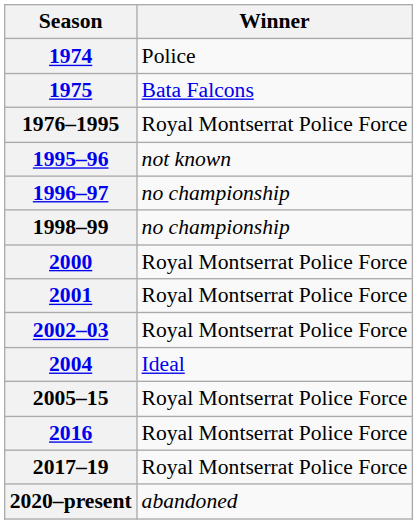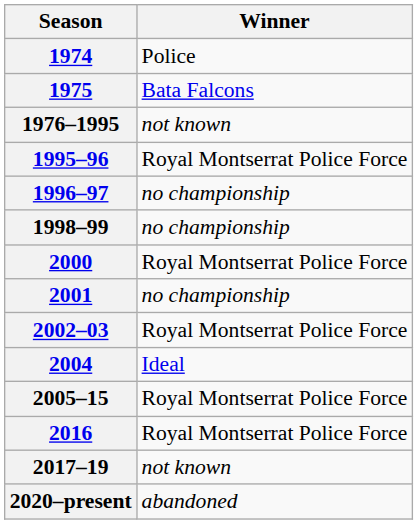(274, 124) Royal Montserrat Police Force -> (186, 124) not known
(186, 158) not known -> (274, 158) Royal Montserrat Police Force
(274, 295) Royal Montserrat Police Force -> (216, 295) no championship
(274, 466) Royal Montserrat Police Force -> (186, 466) not known
